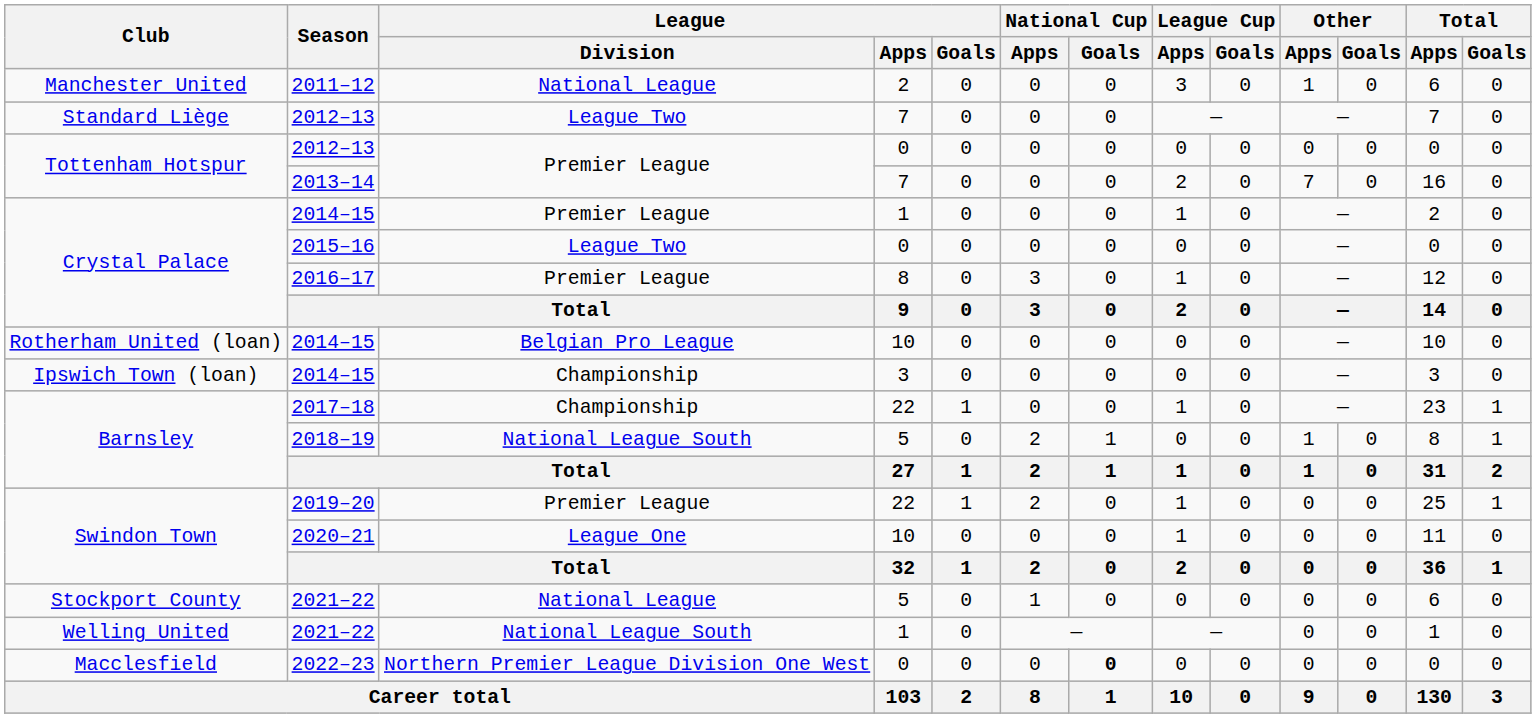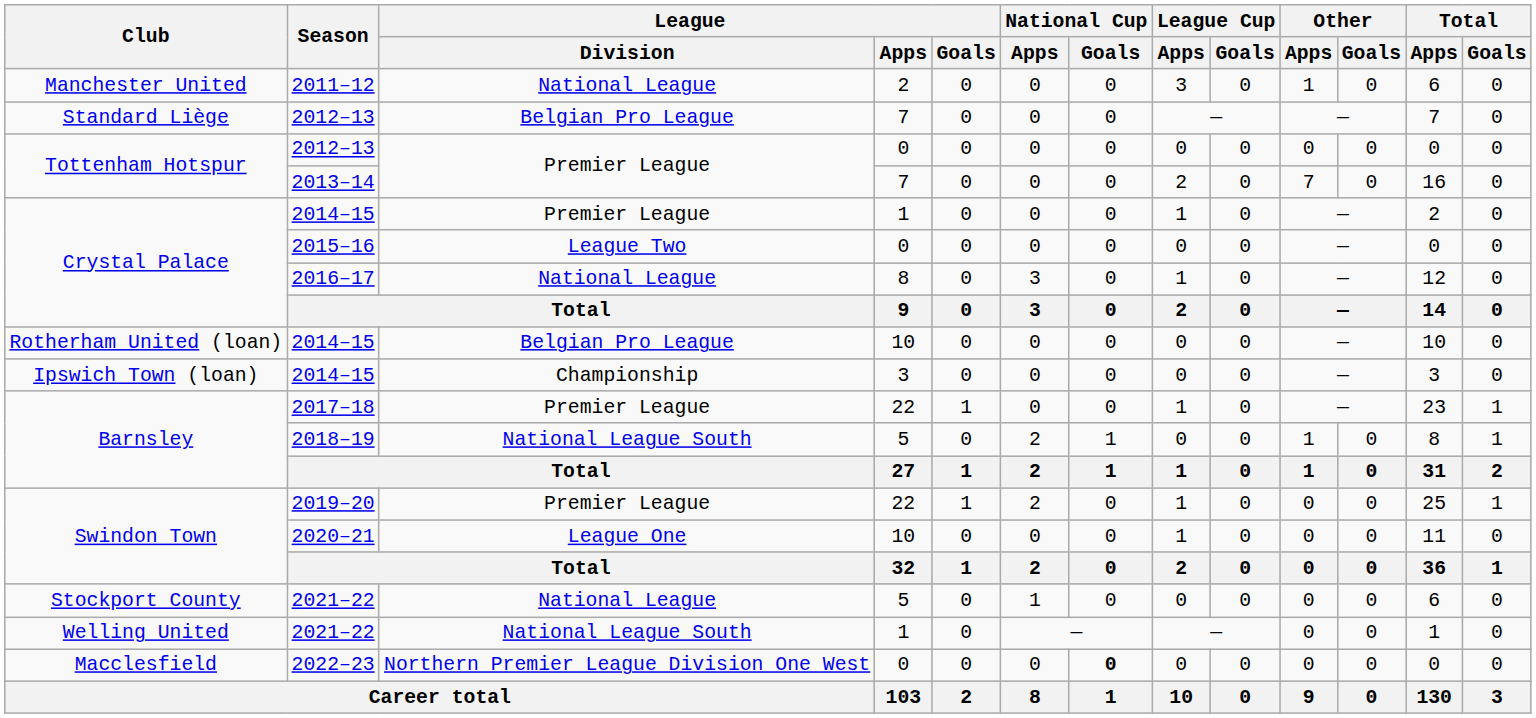(627, 117) League Two -> (627, 117) Belgian Pro League
(627, 279) Premier League -> (627, 279) National League
(627, 407) Championship -> (627, 407) Premier League
